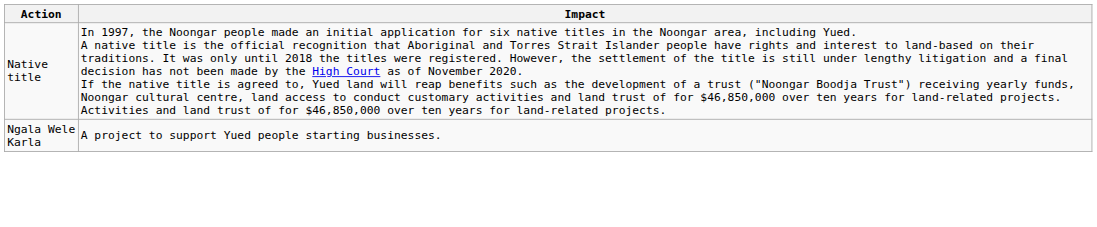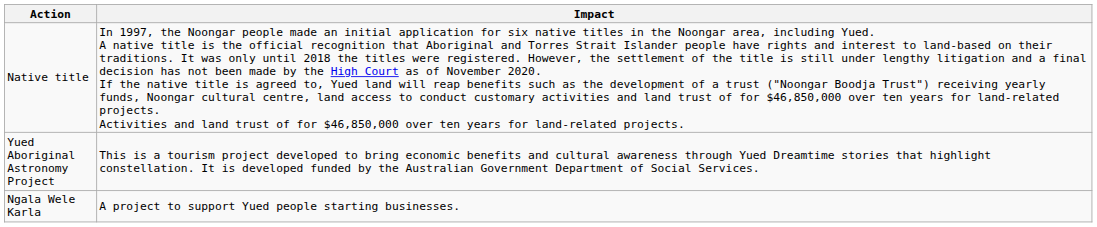+ row: (41, 161)
